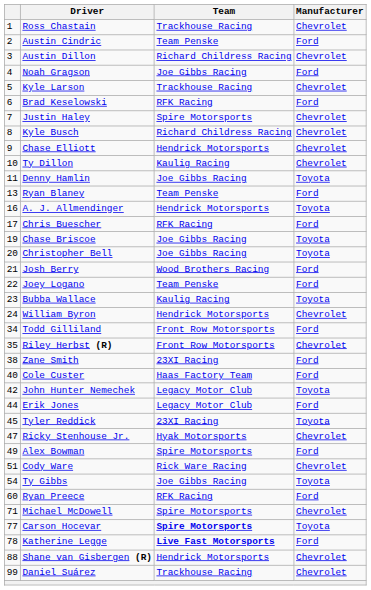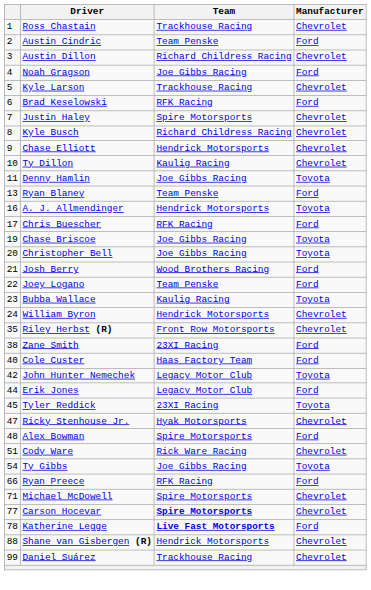- row: (62, 331)
(12, 452) 49 -> (12, 437) 48
(12, 497) 60 -> (12, 482) 66
(313, 527) Toyota -> (321, 512) Chevrolet
